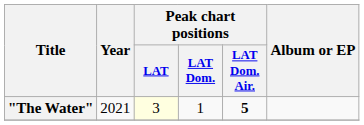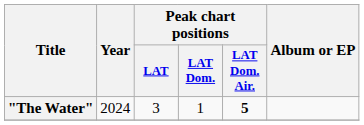(115, 108) 2021 -> (115, 108) 2024
(156, 108) lightyellow background -> (156, 108) no background
